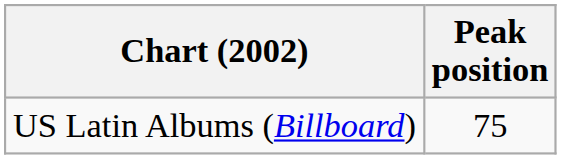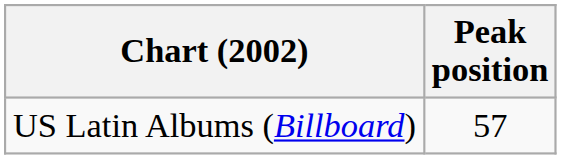(490, 125) 75 -> (490, 125) 57
